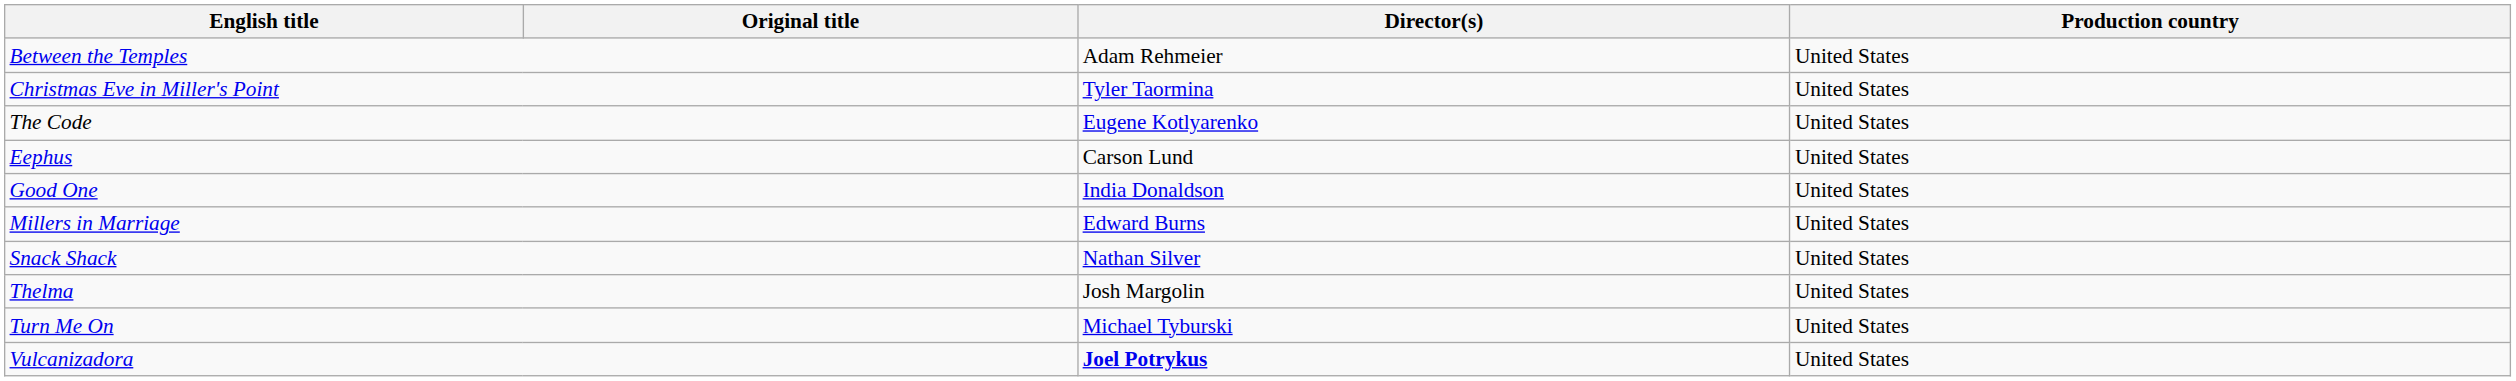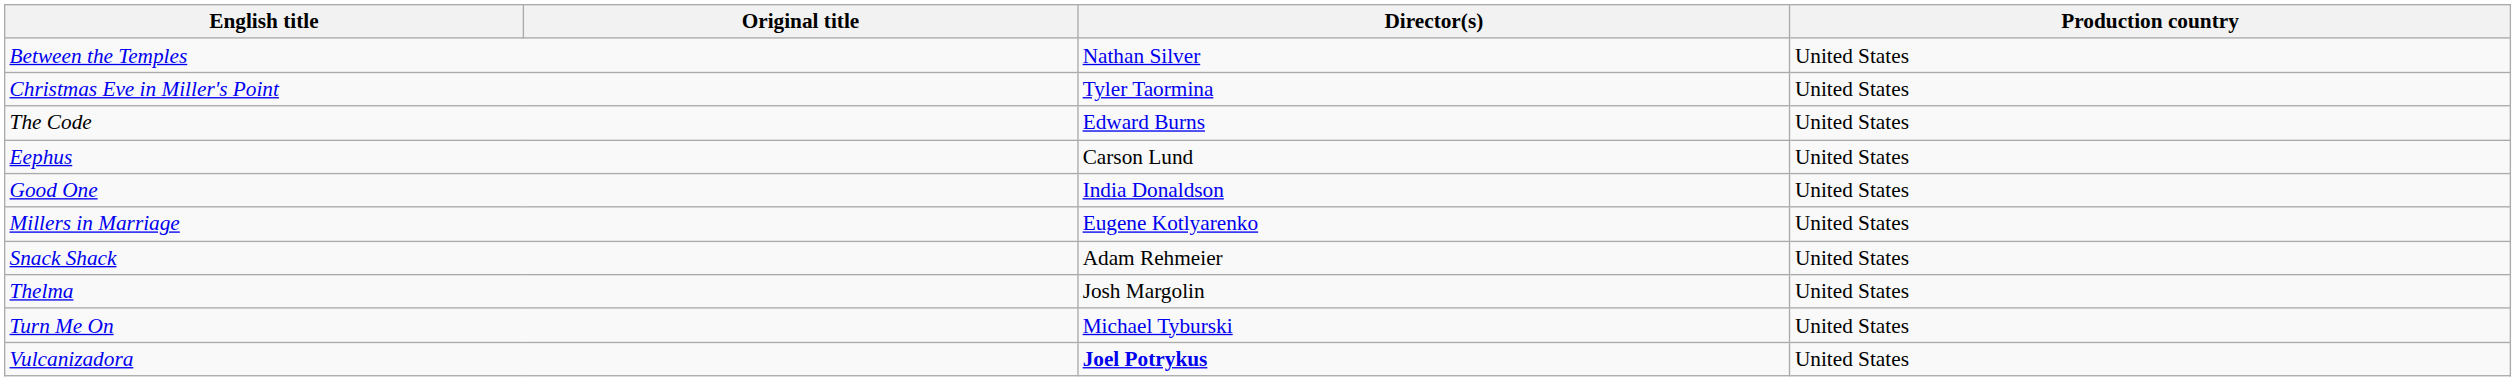(1153, 55) Adam Rehmeier -> (1141, 55) Nathan Silver
(1170, 122) Eugene Kotlyarenko -> (1144, 122) Edward Burns
(1144, 223) Edward Burns -> (1170, 223) Eugene Kotlyarenko
(1141, 257) Nathan Silver -> (1153, 257) Adam Rehmeier
